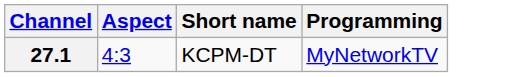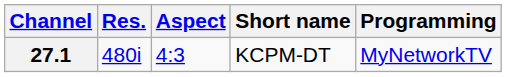+ column: (124, 21)
